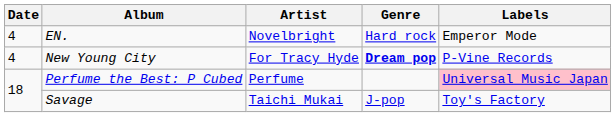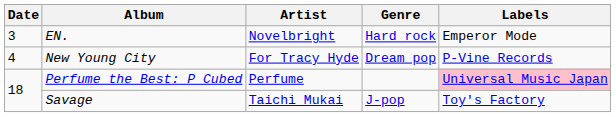(12, 37) 4 -> (12, 37) 3
(401, 58) bold -> (401, 58) normal
